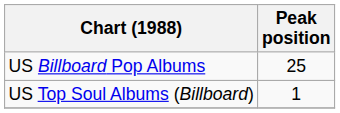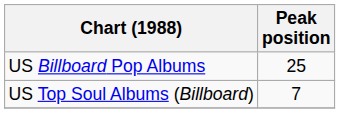(296, 94) 1 -> (296, 94) 7
